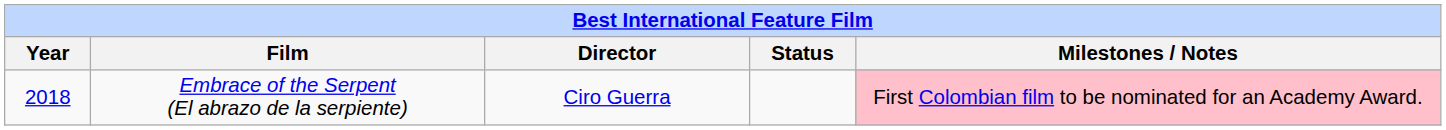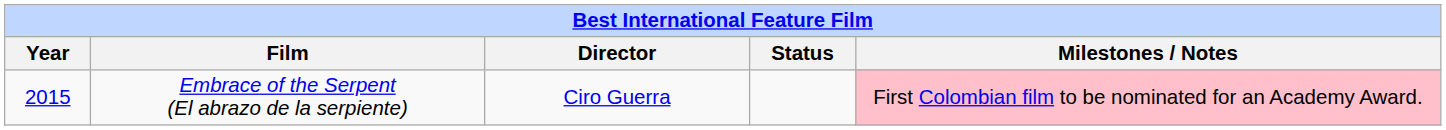(48, 97) 2018 -> (48, 97) 2015
